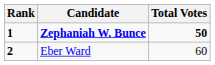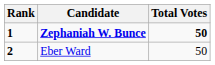(201, 51) 60 -> (201, 51) 50
